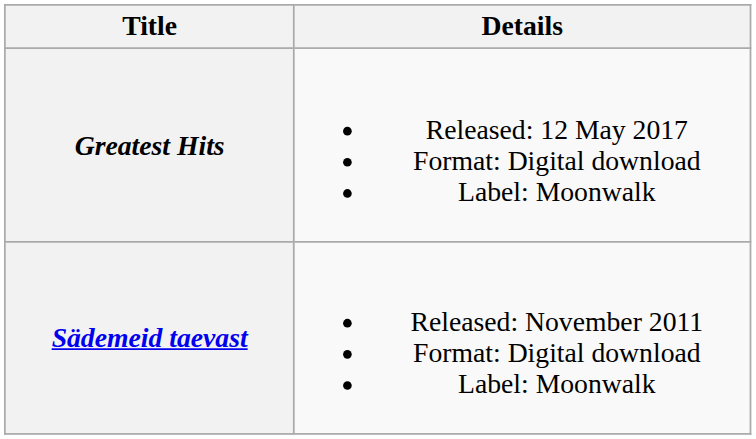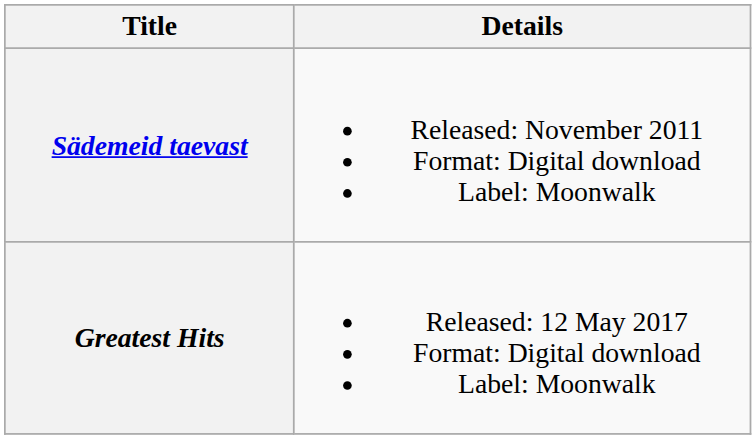rows swapped: (150, 337) <-> (150, 144)
